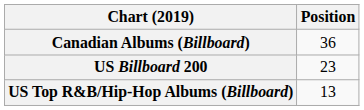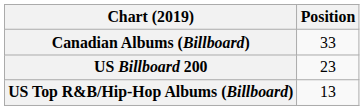(328, 42) 36 -> (328, 42) 33
